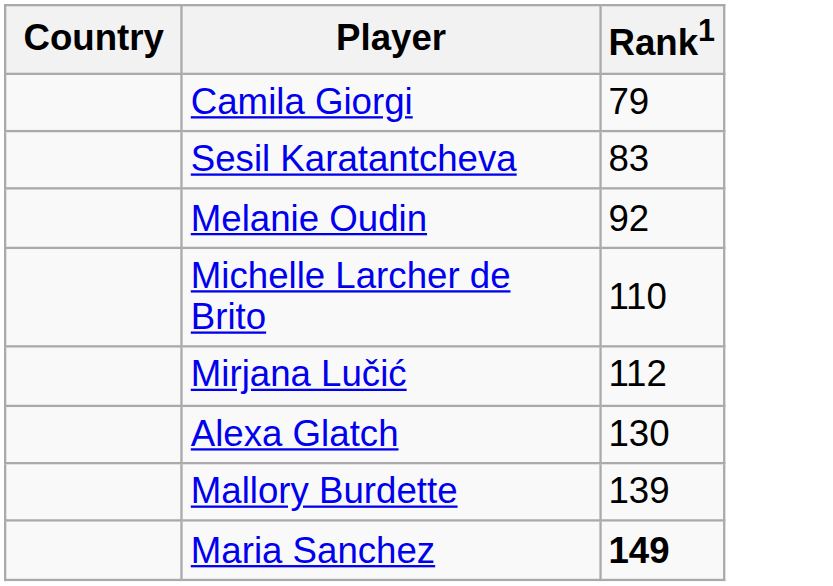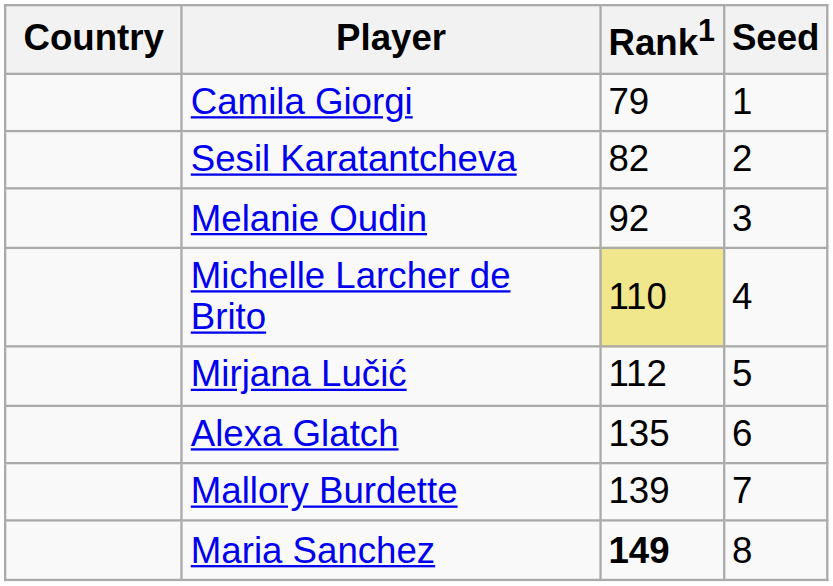+ column: (776, 38)
(629, 159) 83 -> (629, 159) 82
(638, 296) no background -> (638, 296) khaki background
(639, 433) 130 -> (639, 433) 135
